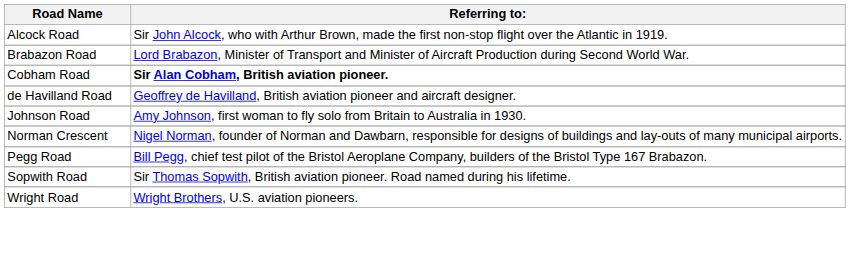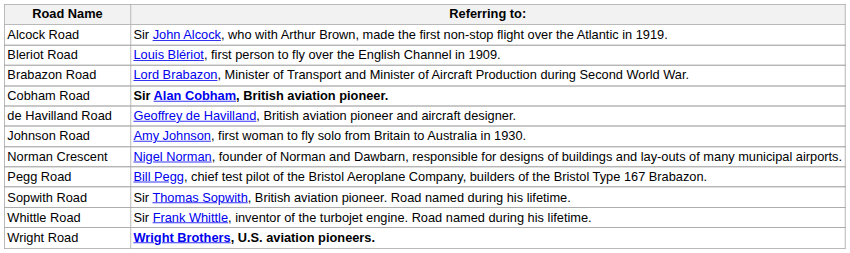+ row: (43, 55)
+ row: (44, 217)
(246, 197) normal -> (254, 237) bold
